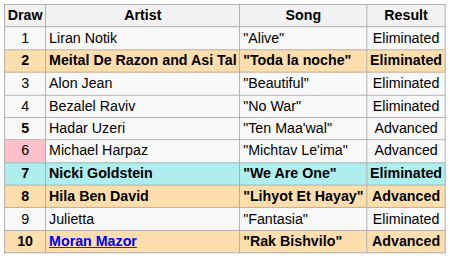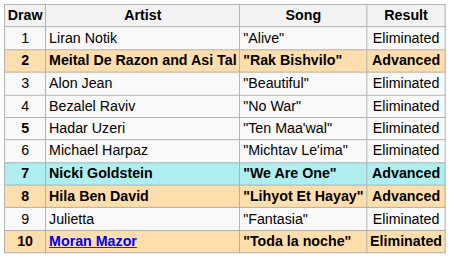(297, 60) "Toda la noche" -> (293, 60) "Rak Bishvilo"
(406, 60) Eliminated -> (406, 60) Advanced
(406, 128) Advanced -> (406, 128) Eliminated
(25, 151) pink background -> (25, 151) no background
(406, 151) Advanced -> (406, 151) Eliminated
(406, 173) Eliminated -> (406, 173) Advanced
(293, 241) "Rak Bishvilo" -> (297, 241) "Toda la noche"
(406, 241) Advanced -> (406, 241) Eliminated
